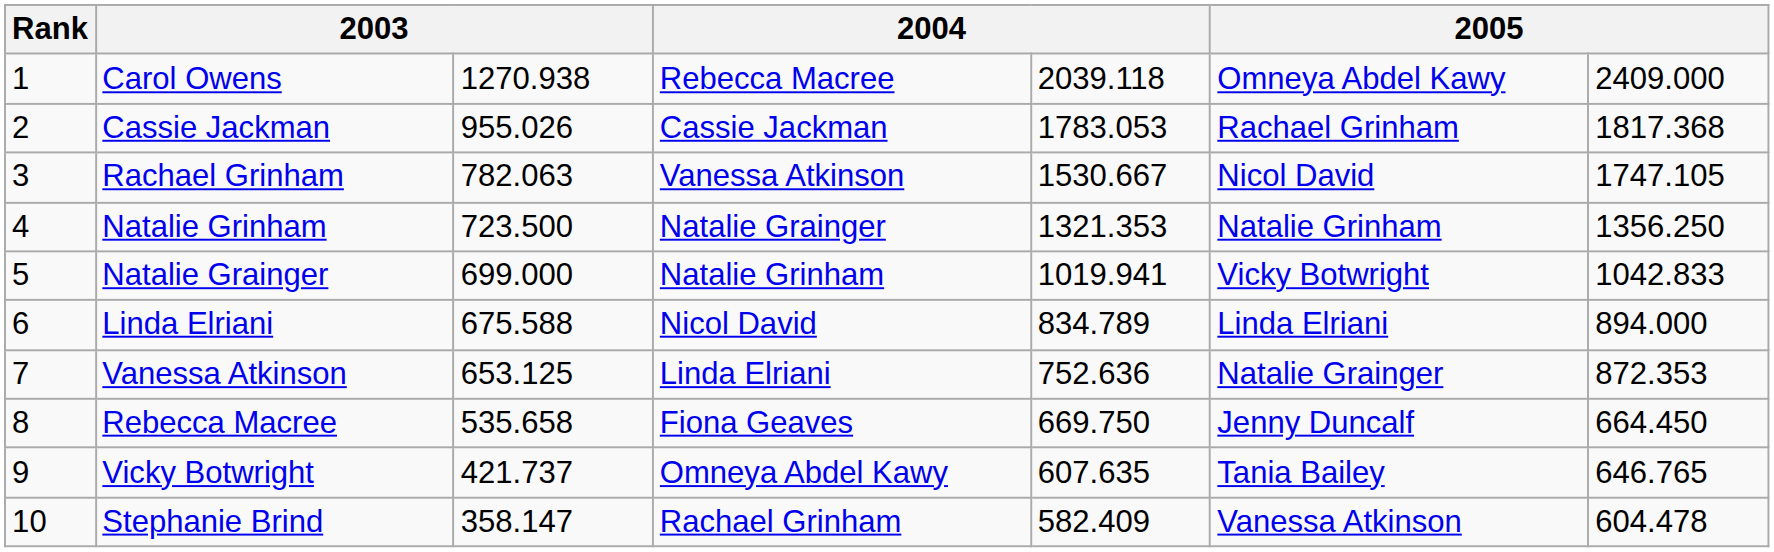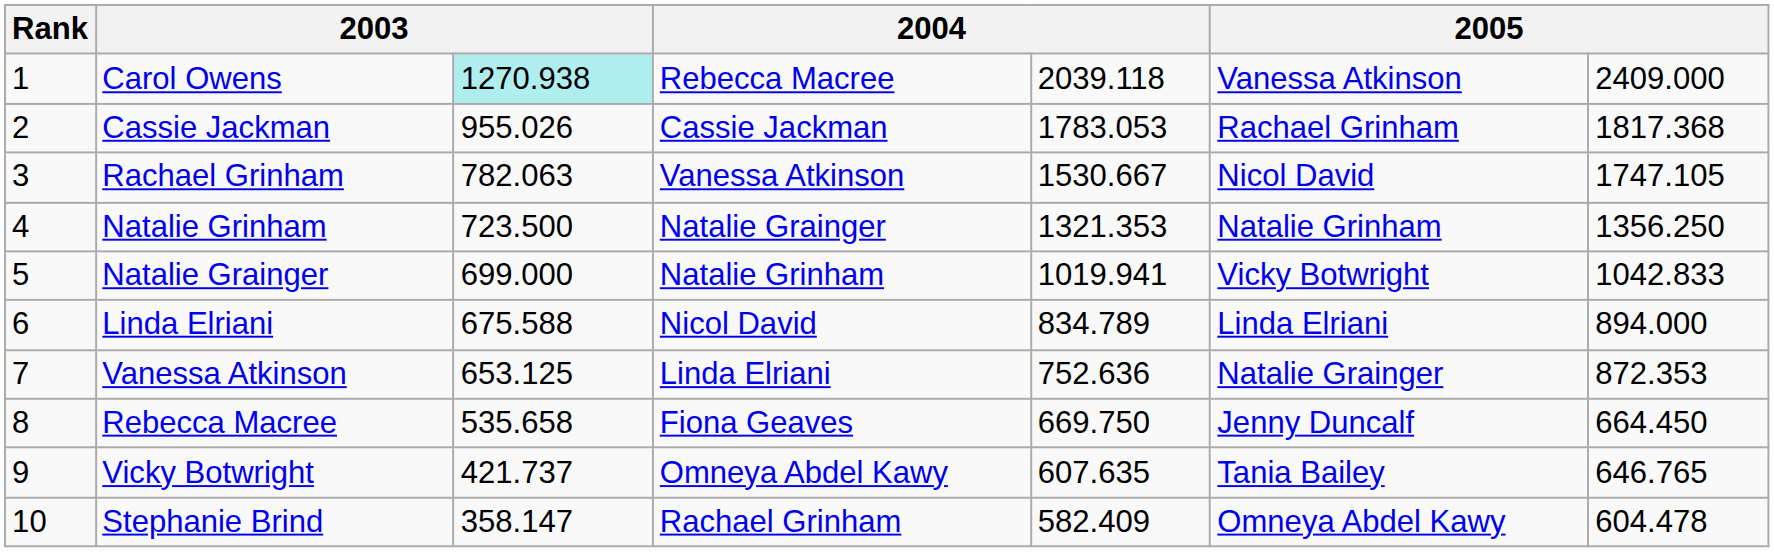(525, 78) no background -> (525, 78) paleturquoise background
(1361, 78) Omneya Abdel Kawy -> (1340, 78) Vanessa Atkinson
(1340, 521) Vanessa Atkinson -> (1361, 521) Omneya Abdel Kawy
